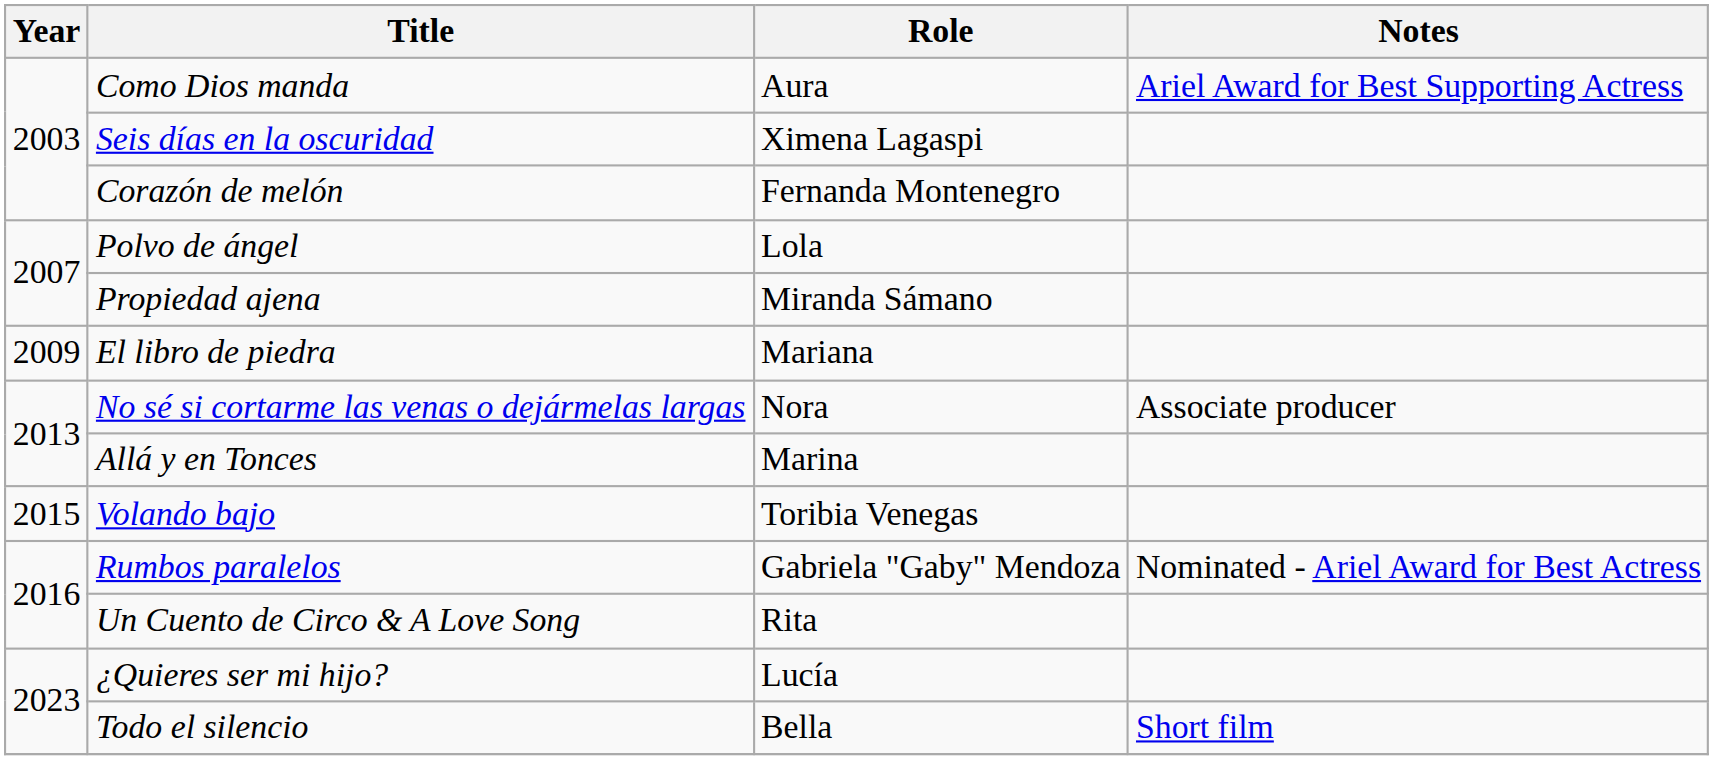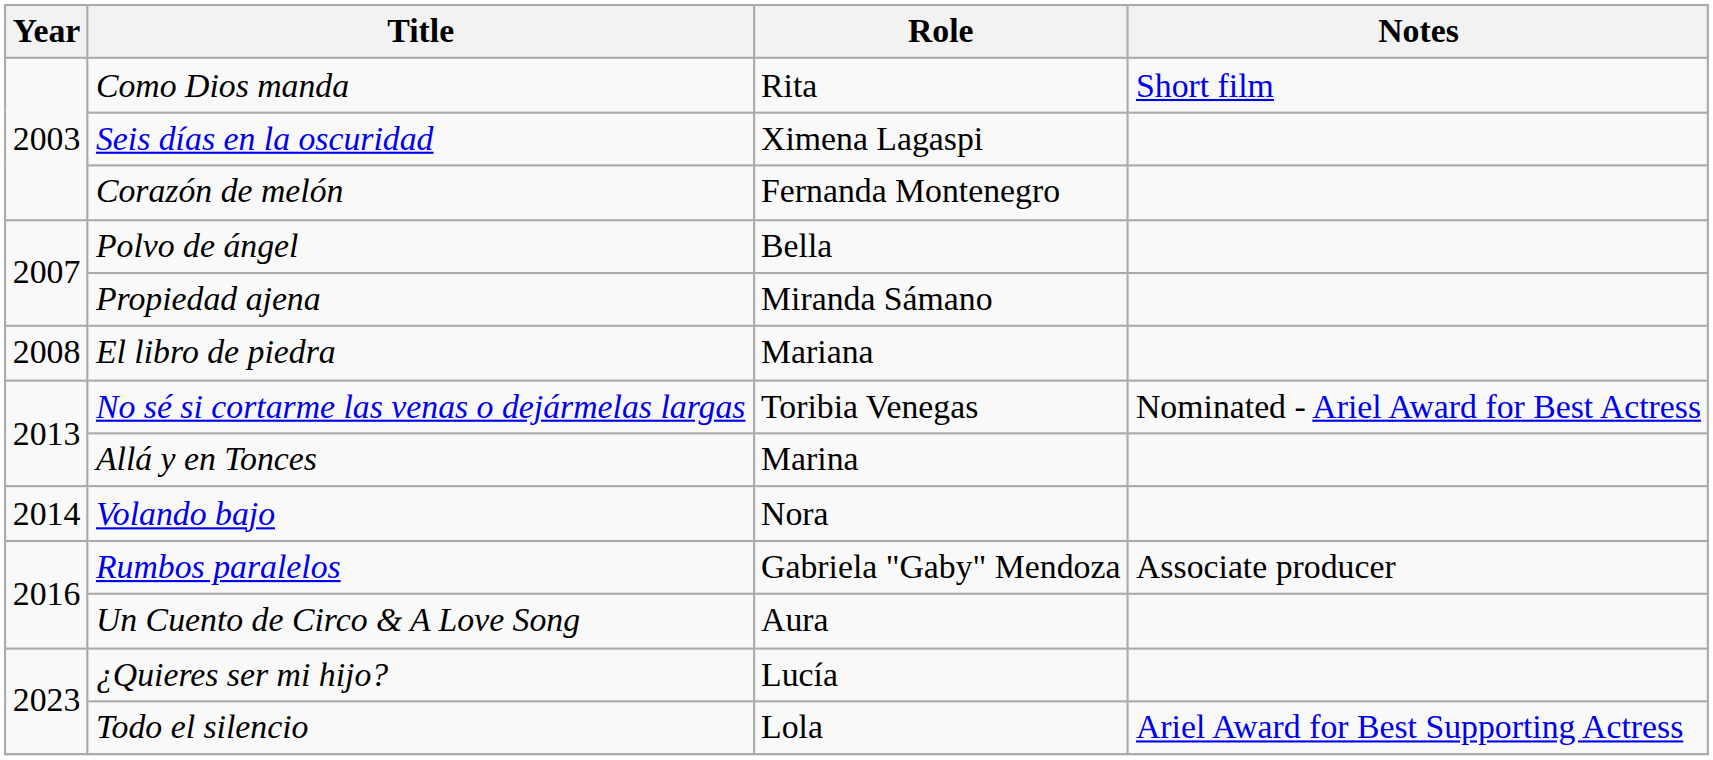(795, 84) Aura -> (789, 84) Rita
(1410, 84) Ariel Award for Best Supporting Actress -> (1205, 84) Short film
(792, 245) Lola -> (797, 245) Bella
(47, 352) 2009 -> (47, 352) 2008
(795, 406) Nora -> (870, 406) Toribia Venegas
(1266, 406) Associate producer -> (1419, 406) Nominated - Ariel Award for Best Actress
(47, 513) 2015 -> (47, 513) 2014
(870, 513) Toribia Venegas -> (795, 513) Nora
(1419, 566) Nominated - Ariel Award for Best Actress -> (1266, 566) Associate producer
(789, 620) Rita -> (795, 620) Aura
(797, 727) Bella -> (792, 727) Lola
(1205, 727) Short film -> (1410, 727) Ariel Award for Best Supporting Actress
